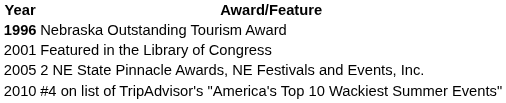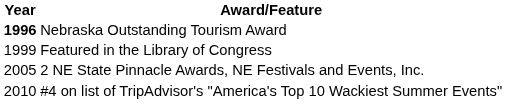(20, 50) 2001 -> (20, 50) 1999
